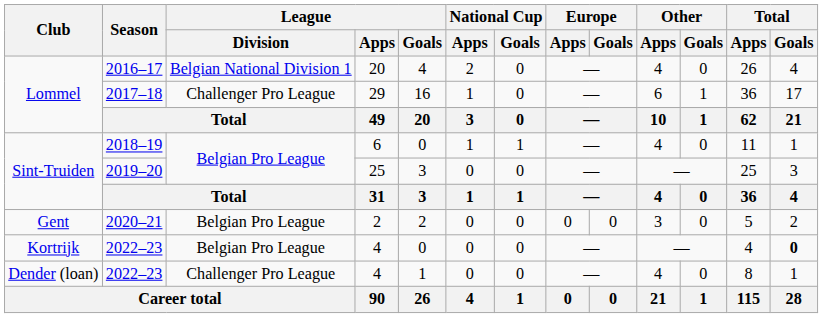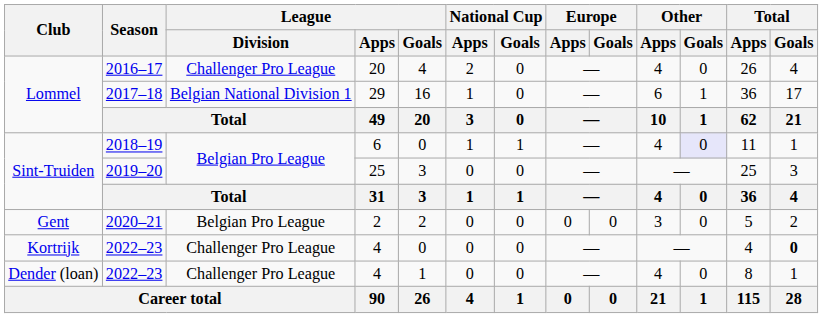(261, 68) Belgian National Division 1 -> (261, 68) Challenger Pro League
(261, 94) Challenger Pro League -> (261, 94) Belgian National Division 1
(703, 145) no background -> (703, 145) lavender background
(261, 247) Belgian Pro League -> (261, 247) Challenger Pro League
